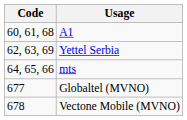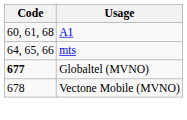- row: (89, 50)
(16, 87) normal -> (16, 69) bold
